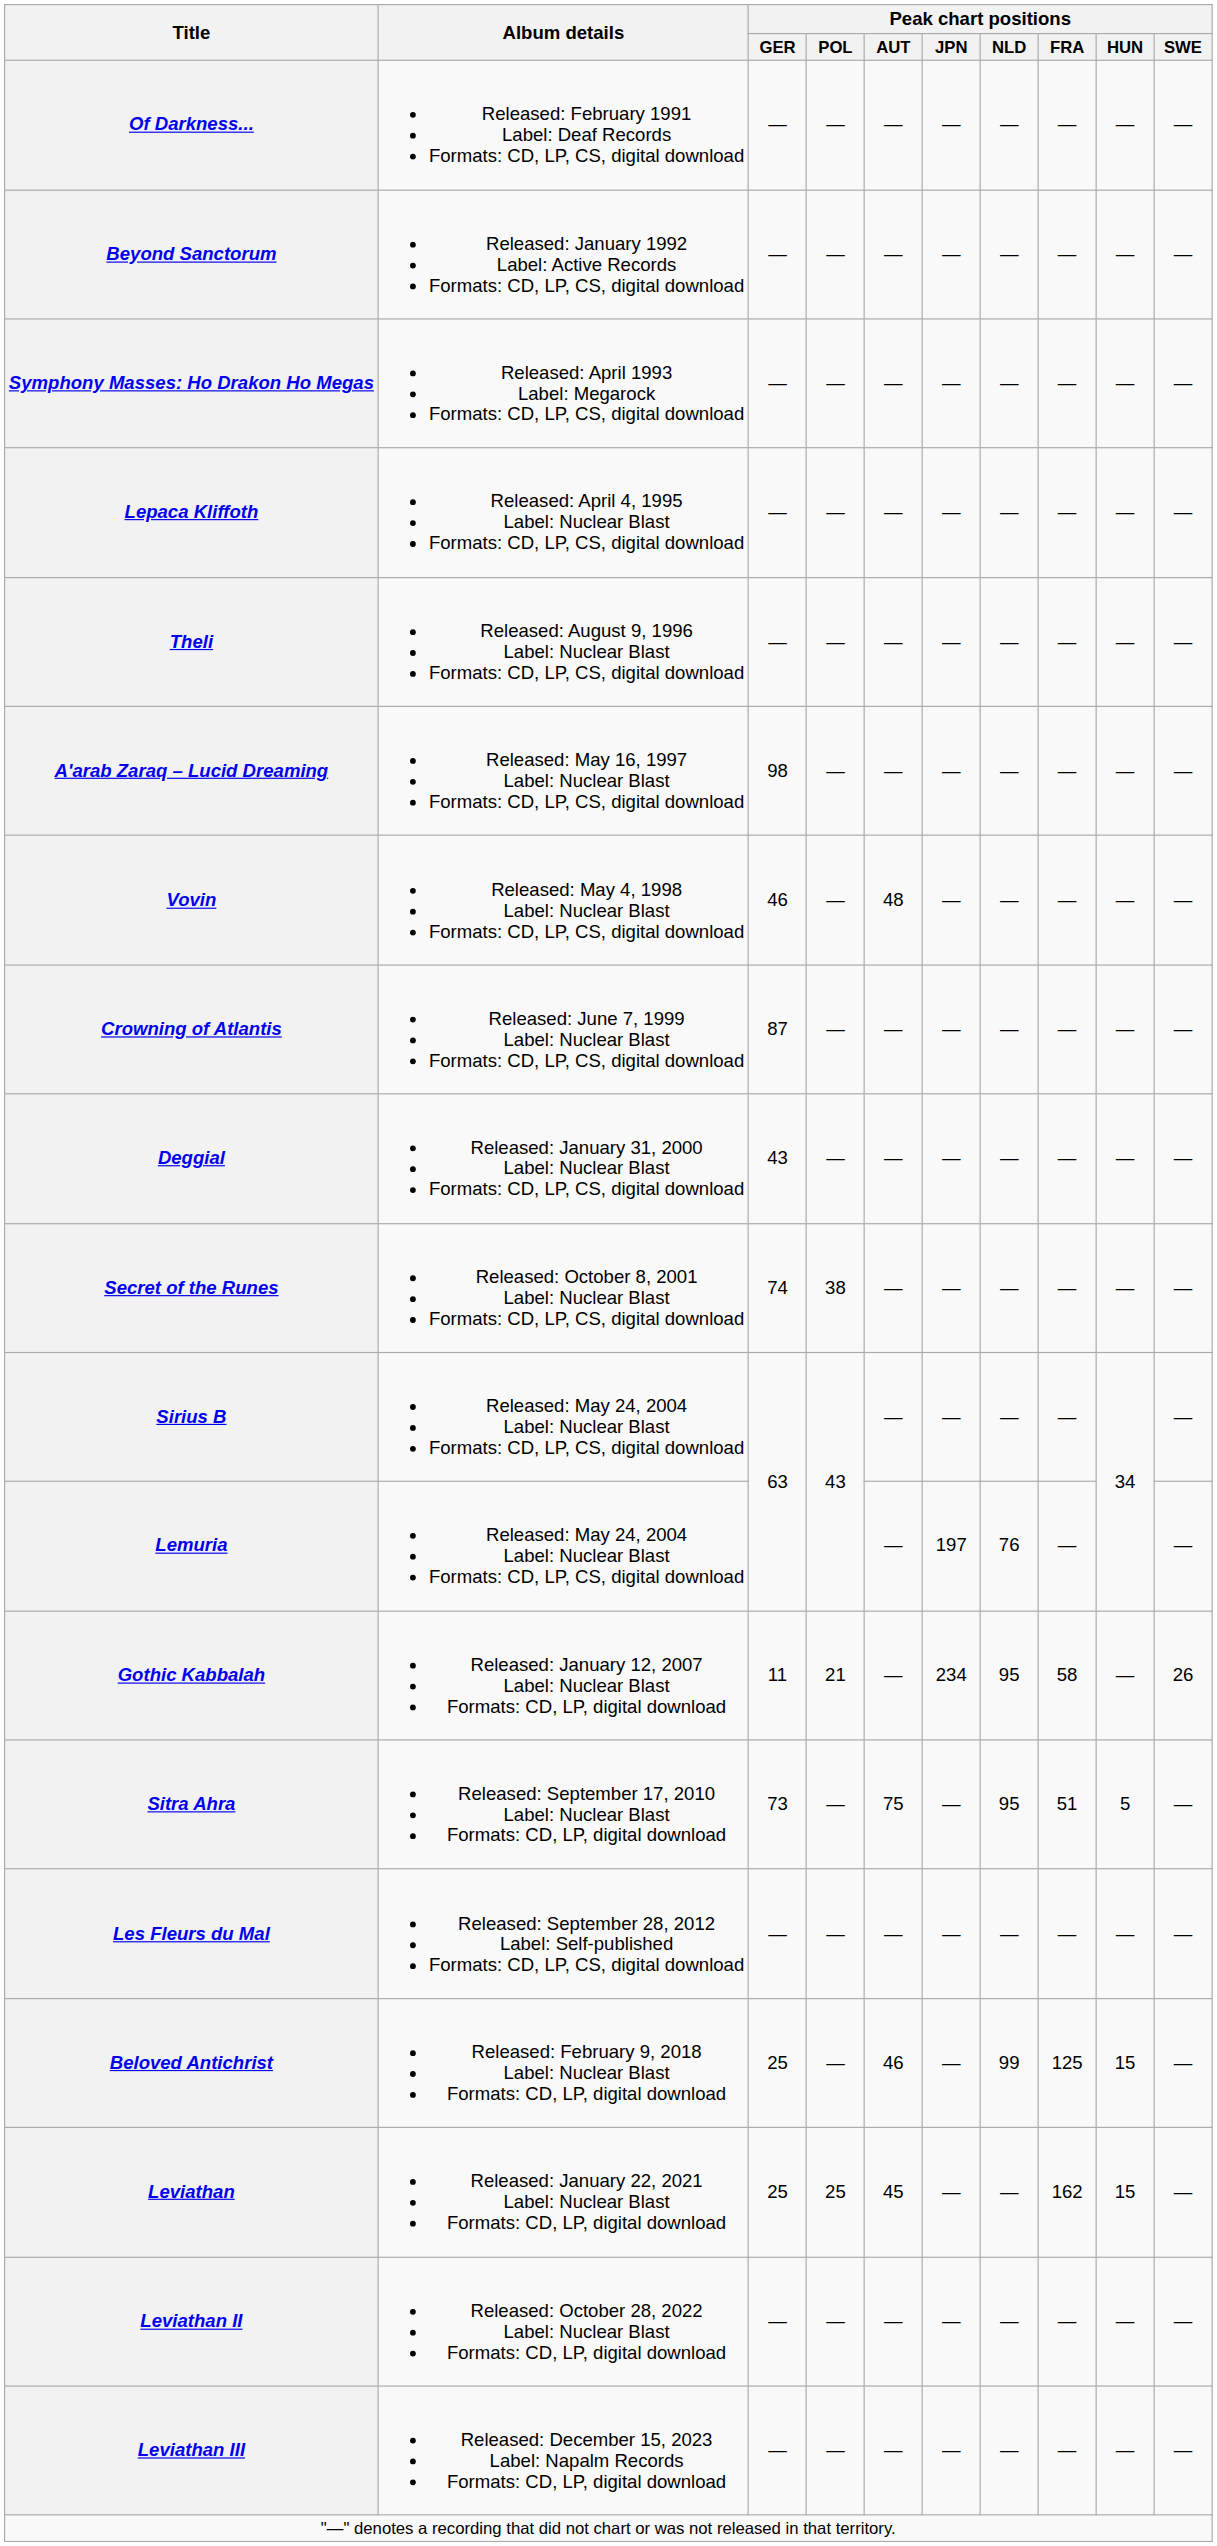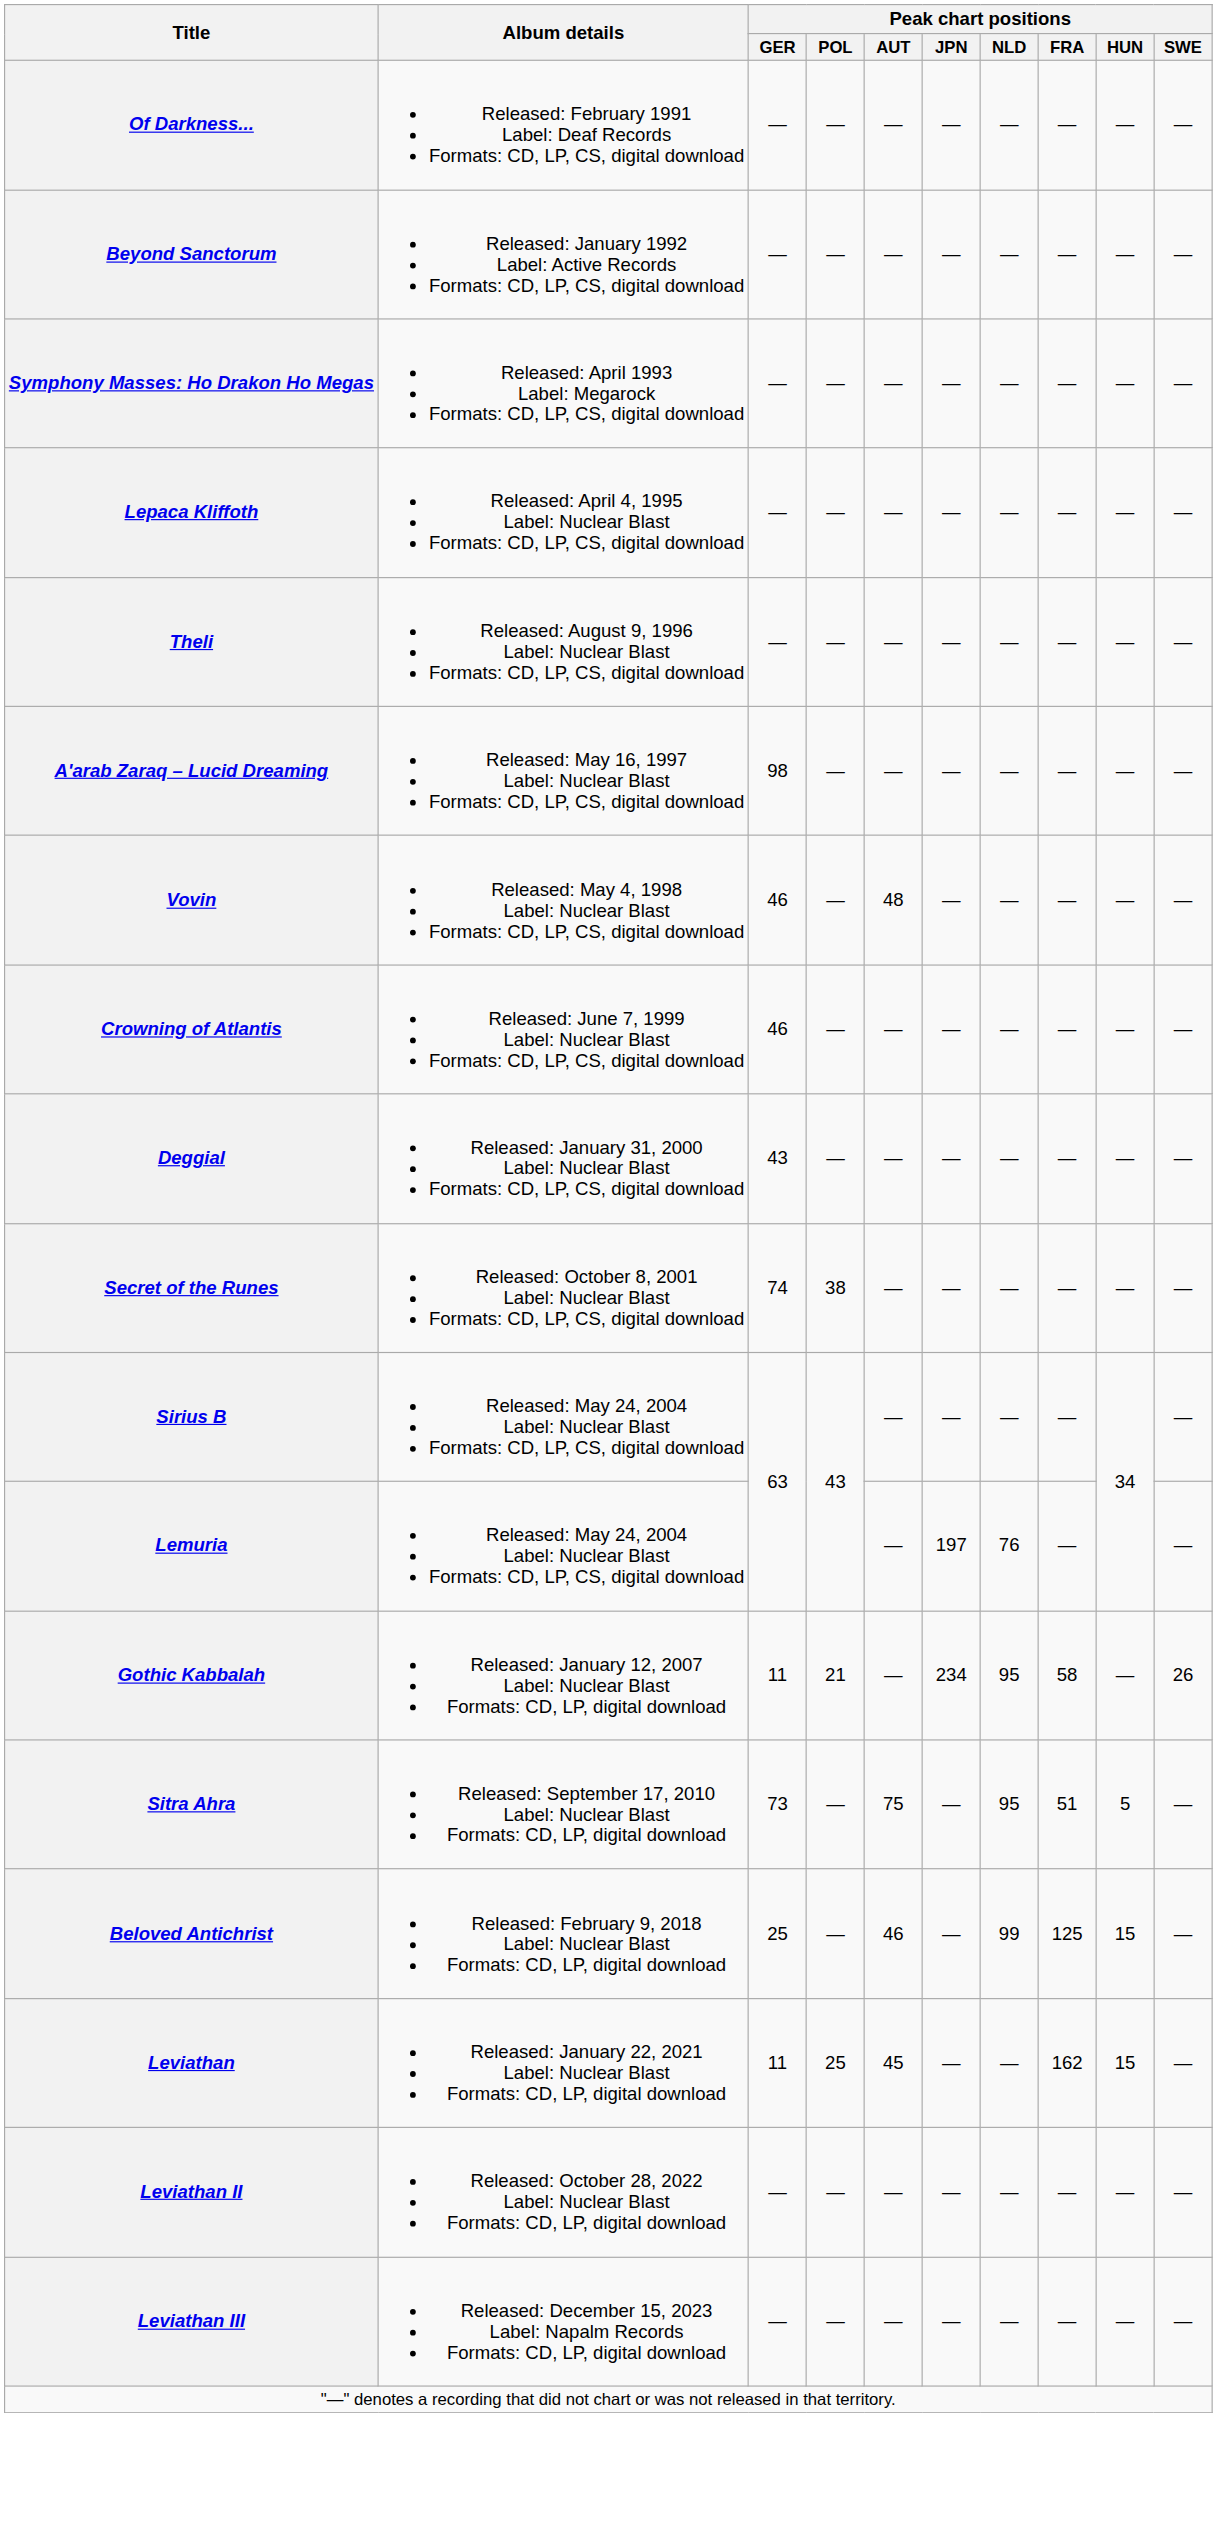(777, 1029) 87 -> (777, 1029) 46
- row: (191, 1933)
(777, 2192) 25 -> (777, 2062) 11
